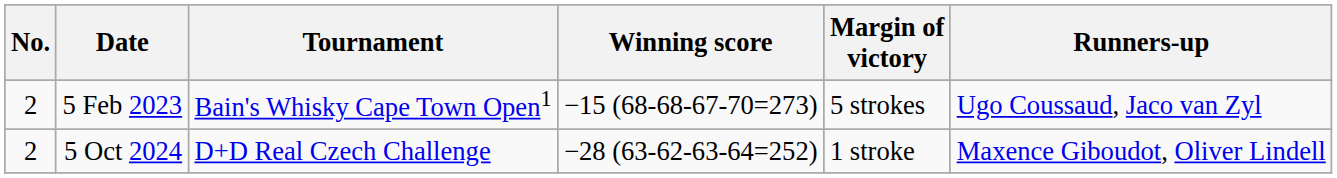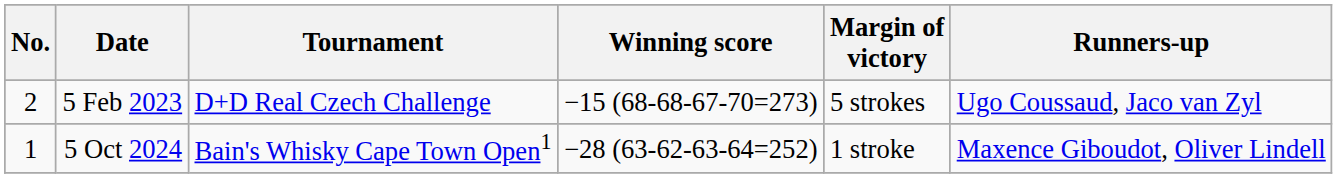(373, 104) Bain's Whisky Cape Town Open1 -> (343, 101) D+D Real Czech Challenge
(31, 151) 2 -> (31, 148) 1
(343, 151) D+D Real Czech Challenge -> (373, 148) Bain's Whisky Cape Town Open1
